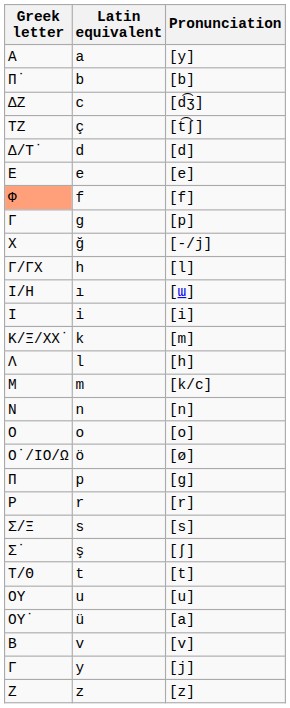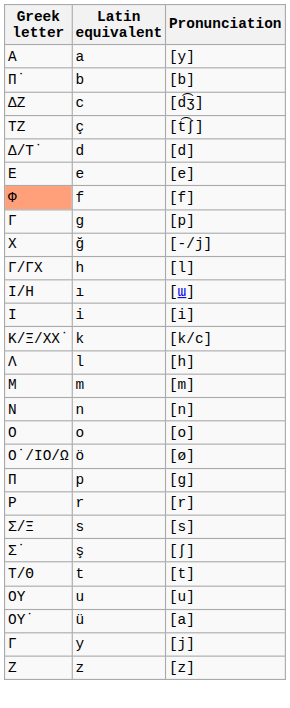(182, 339) [m] -> (191, 339) [k/c]
(191, 386) [k/c] -> (182, 386) [m]
- row: (80, 644)
